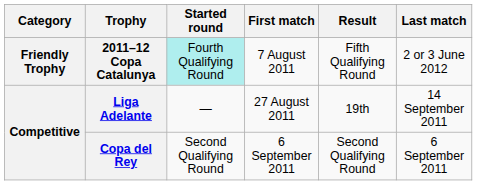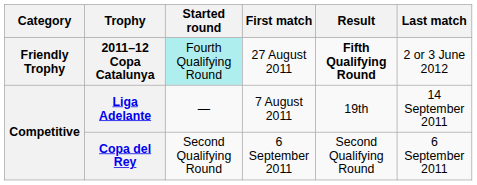(282, 61) 7 August 2011 -> (279, 61) 27 August 2011
(357, 61) normal -> (356, 61) bold
(282, 108) 27 August 2011 -> (279, 108) 7 August 2011
